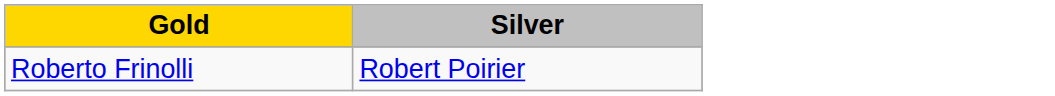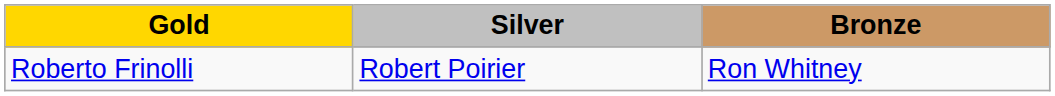+ column: (876, 25)
